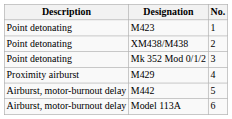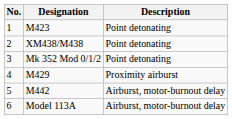columns swapped: (218, 12) <-> (66, 12)
